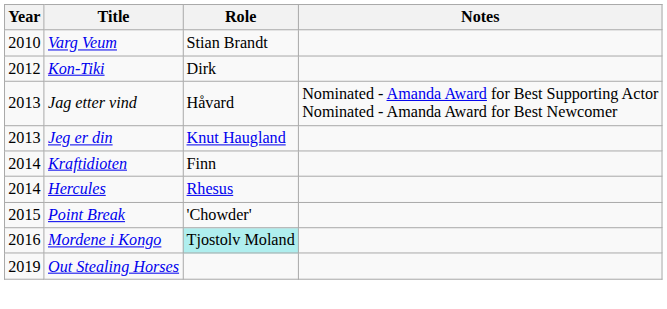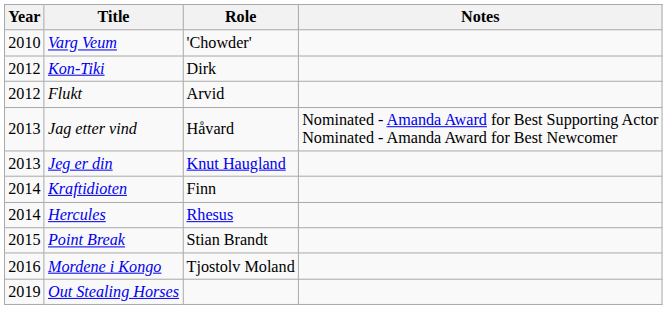(227, 42) Stian Brandt -> (219, 42) 'Chowder'
+ row: (65, 94)
(219, 214) 'Chowder' -> (227, 240) Stian Brandt
(241, 240) paleturquoise background -> (241, 266) no background
